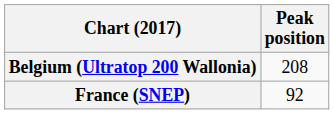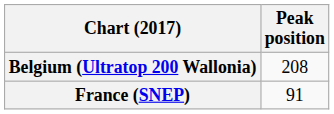(295, 94) 92 -> (295, 94) 91
